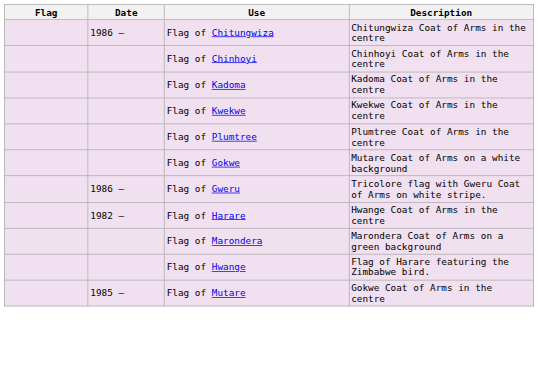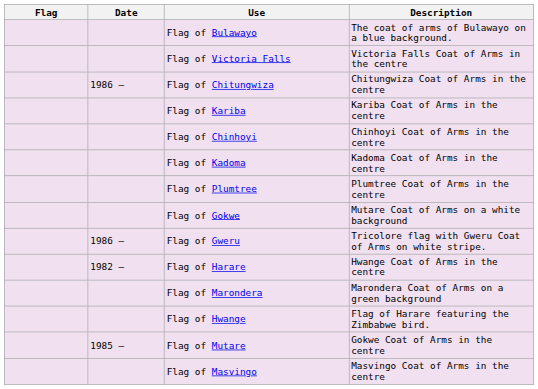+ row: (212, 33)
+ row: (229, 59)
+ row: (206, 111)
- row: (206, 111)
+ row: (212, 371)
